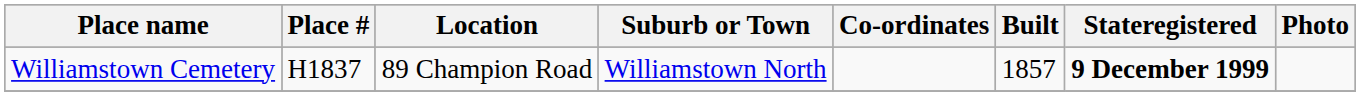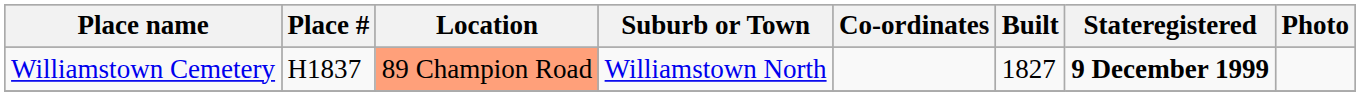(487, 68) no background -> (487, 68) lightsalmon background
(1029, 68) 1857 -> (1029, 68) 1827
